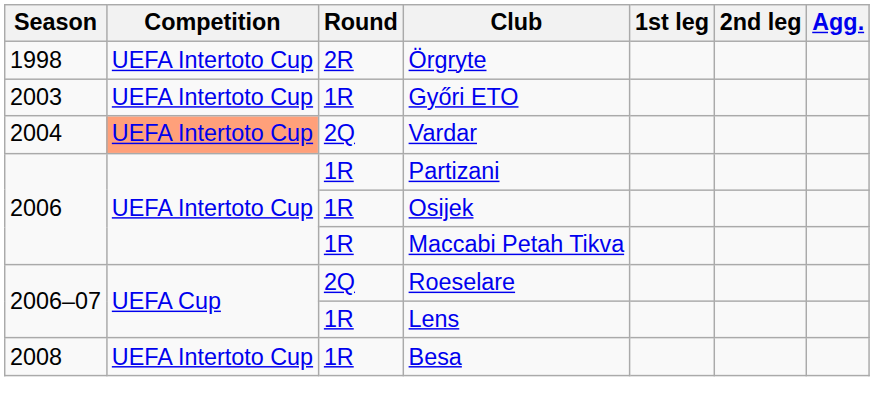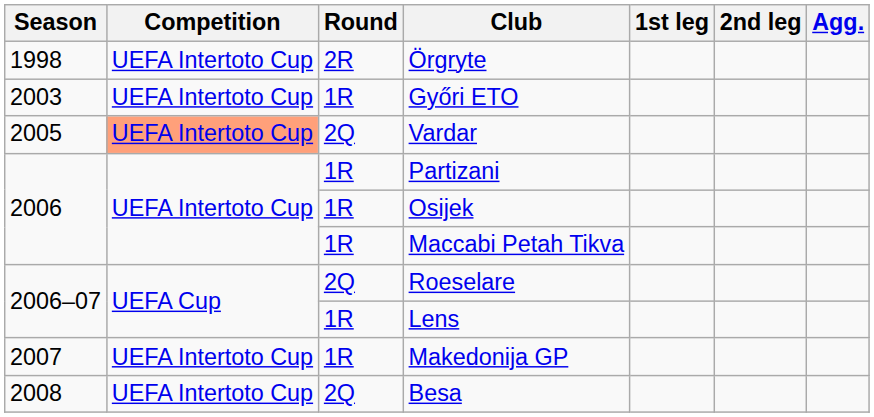(36, 134) 2004 -> (36, 134) 2005
+ row: (488, 356)
(339, 356) 1R -> (339, 393) 2Q
